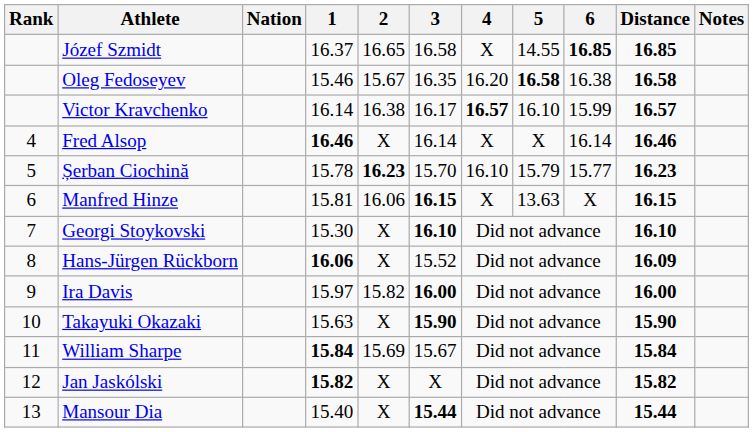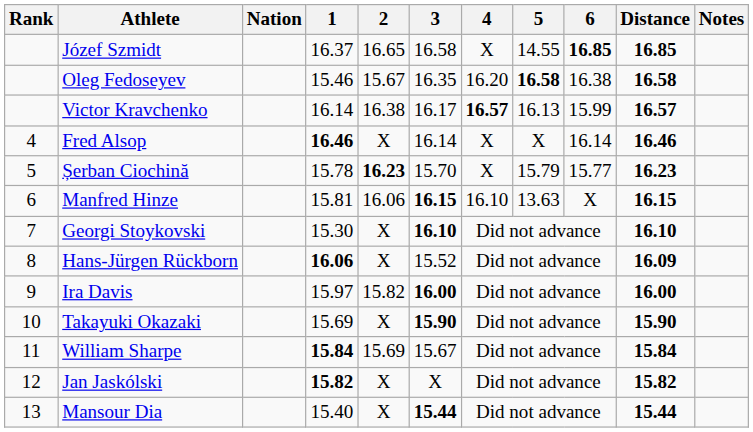(538, 110) 16.10 -> (538, 110) 16.13
(487, 170) 16.10 -> (487, 170) X
(487, 200) X -> (487, 200) 16.10
(332, 321) 15.63 -> (332, 321) 15.69
